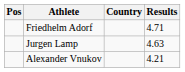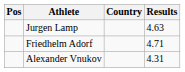rows swapped: (59, 28) <-> (52, 43)
(155, 59) 4.21 -> (155, 59) 4.31
